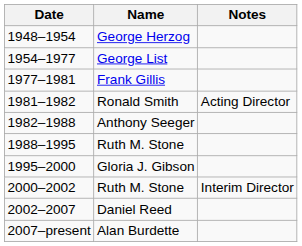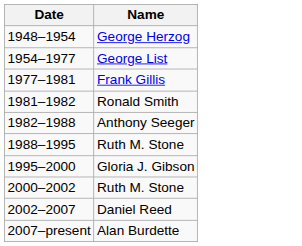- column: (247, 15)
